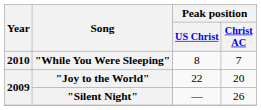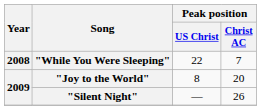(18, 60) 2010 -> (18, 60) 2008
(197, 60) 8 -> (197, 60) 22
(197, 78) 22 -> (197, 78) 8
